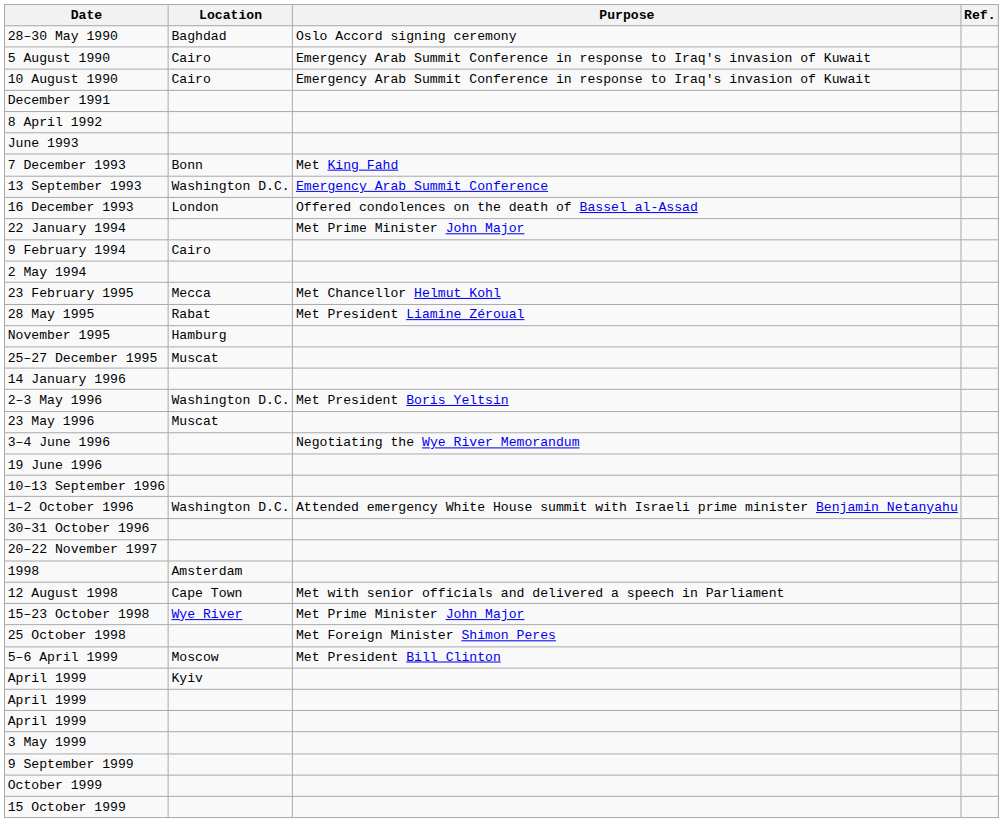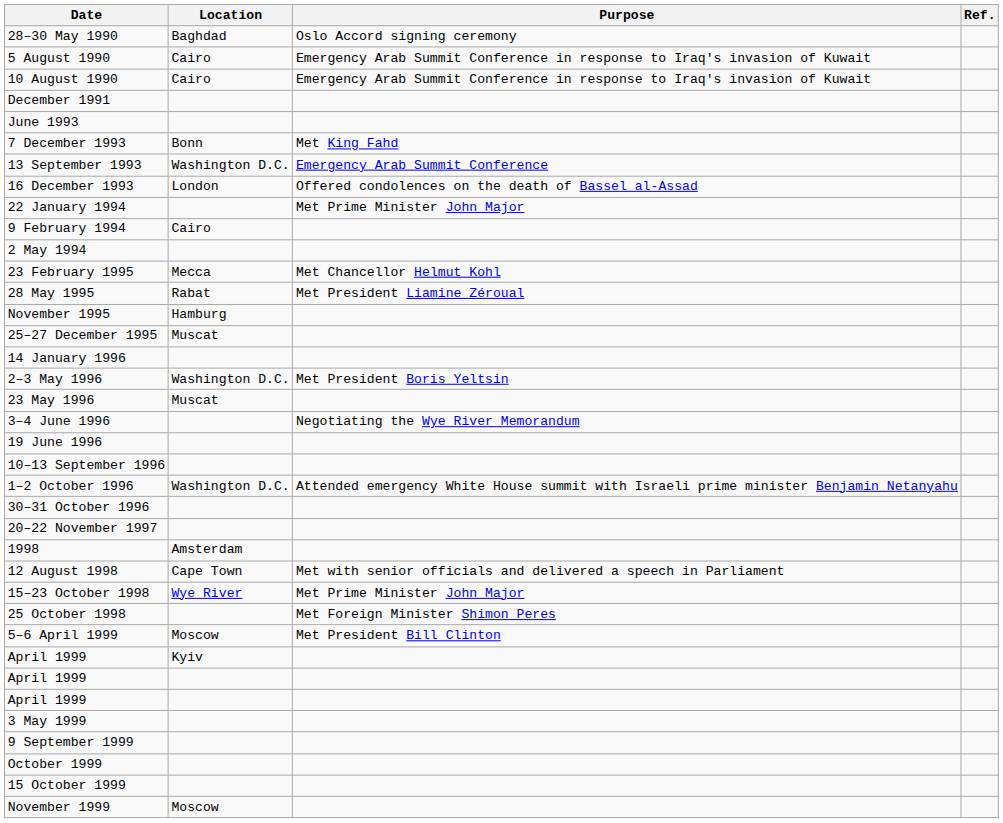- row: (55, 122)
+ row: (59, 807)
